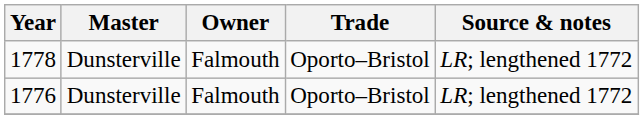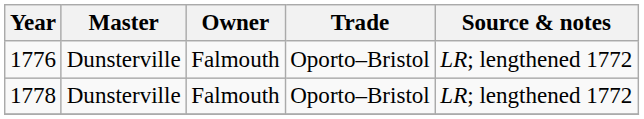rows swapped: (33, 95) <-> (33, 59)
